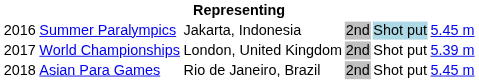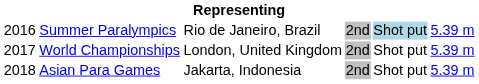(242, 30) Jakarta, Indonesia -> (252, 30) Rio de Janeiro, Brazil
(453, 30) 5.45 m -> (453, 30) 5.39 m
(252, 70) Rio de Janeiro, Brazil -> (242, 70) Jakarta, Indonesia
(453, 70) 5.45 m -> (453, 70) 5.39 m
